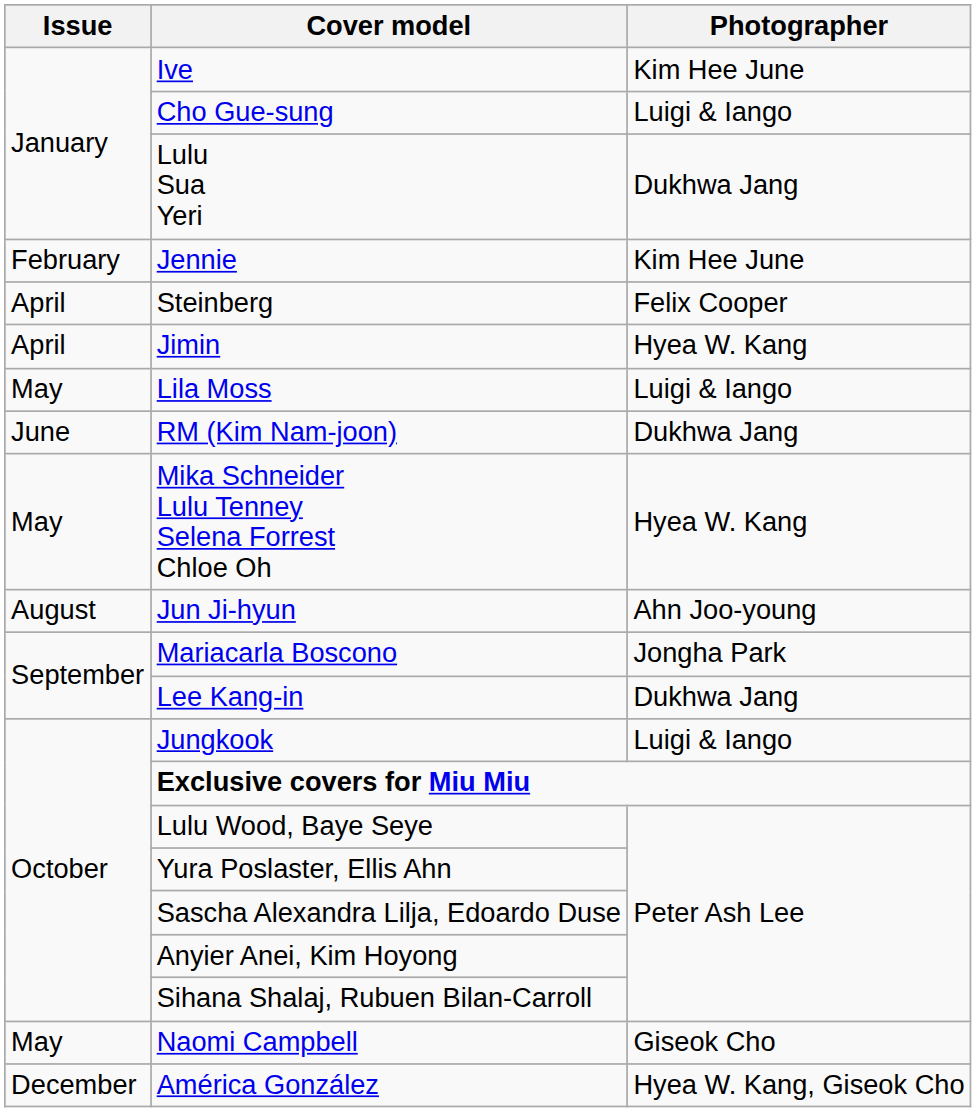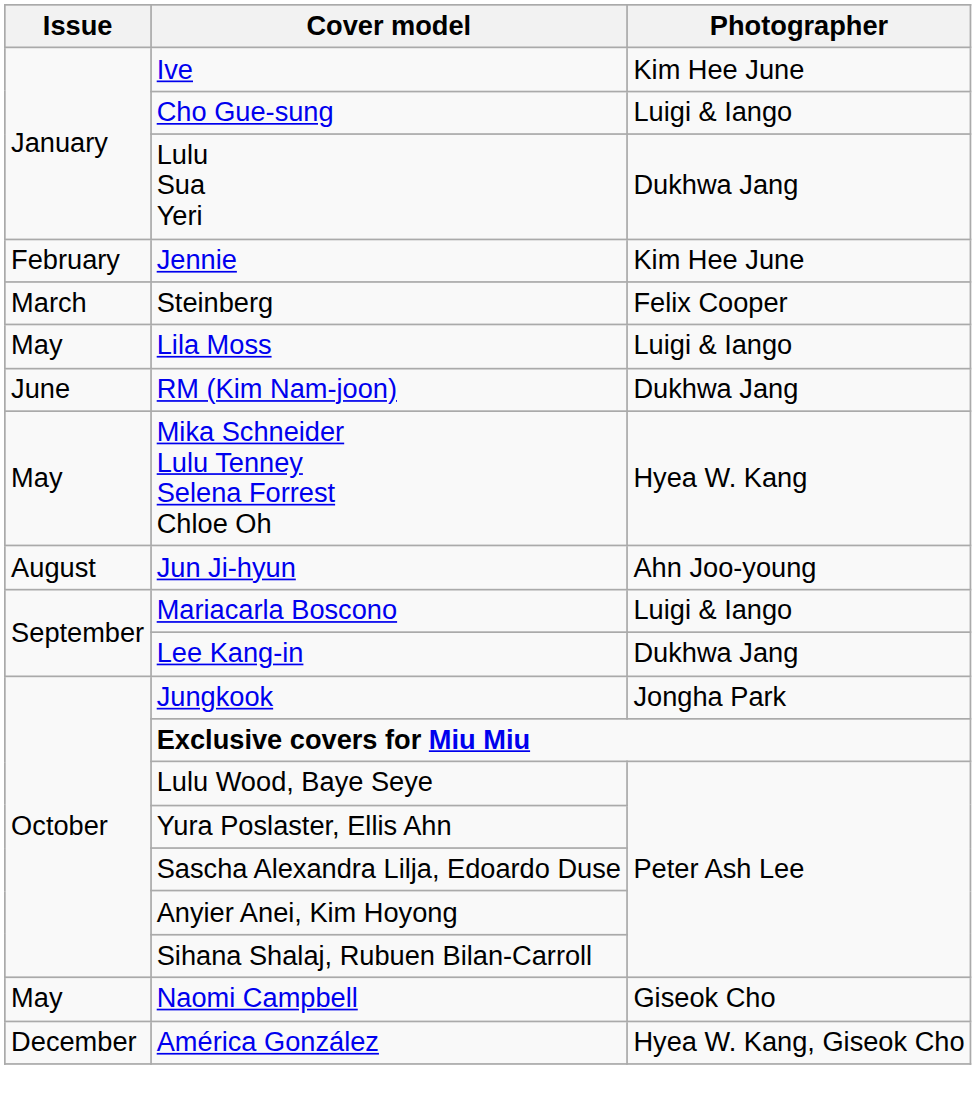(38, 302) April -> (49, 302) March
- row: (188, 346)
(710, 653) Jongha Park -> (713, 610) Luigi & Iango
(713, 739) Luigi & Iango -> (710, 696) Jongha Park
